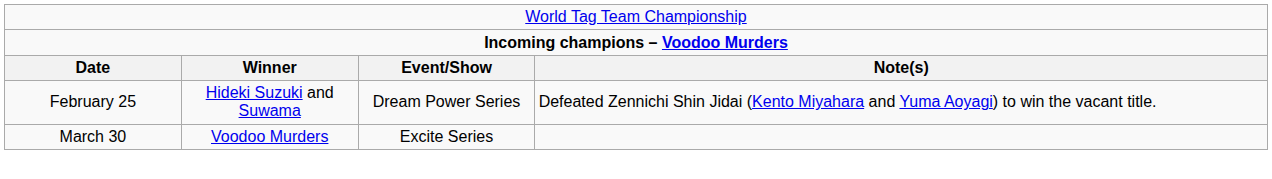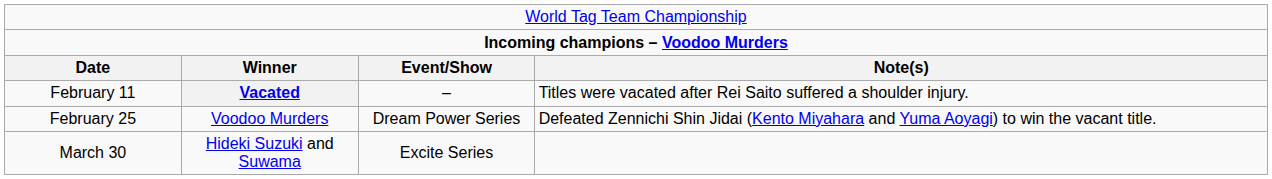+ row: (93, 93)
(270, 102) Hideki Suzuki and Suwama -> (270, 118) Voodoo Murders
(270, 136) Voodoo Murders -> (270, 153) Hideki Suzuki and Suwama
